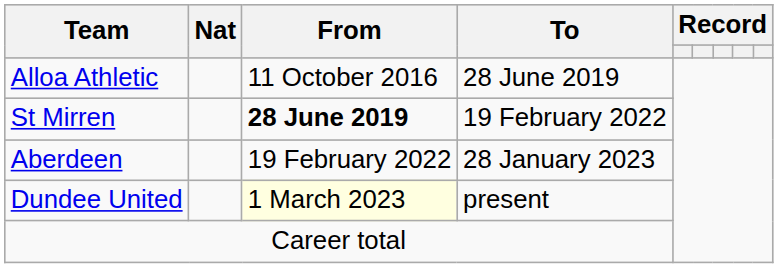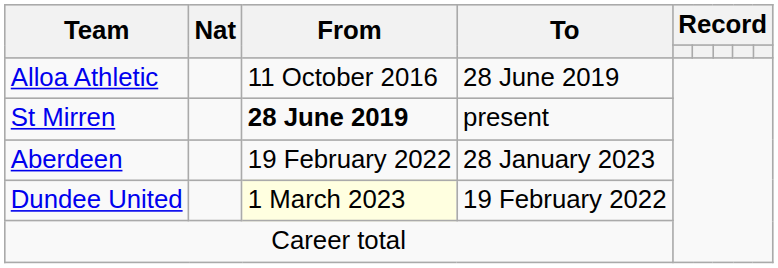(565, 118) 19 February 2022 -> (506, 118) present
(506, 200) present -> (565, 200) 19 February 2022
